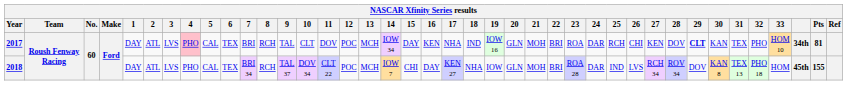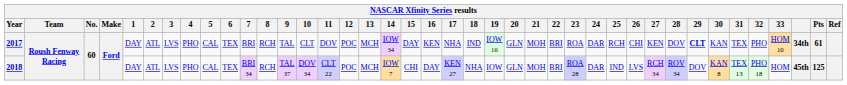(190, 44) pink background -> (190, 44) no background
(819, 44) 81 -> (819, 44) 61
(819, 68) 155 -> (819, 68) 125
